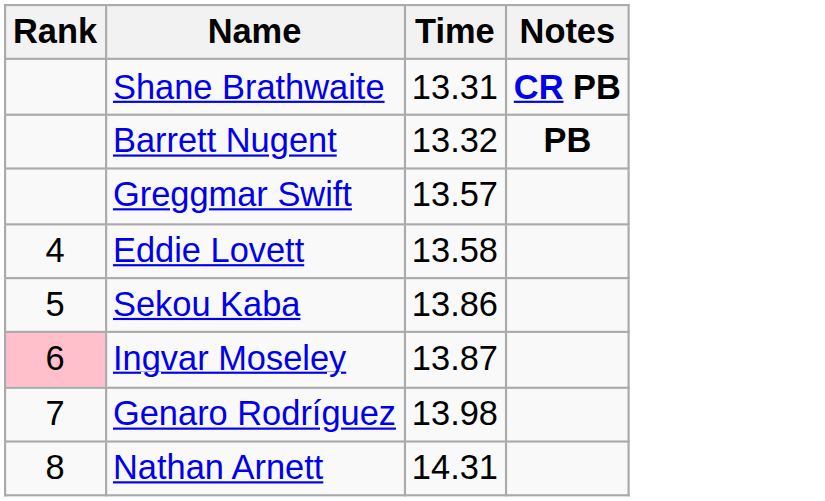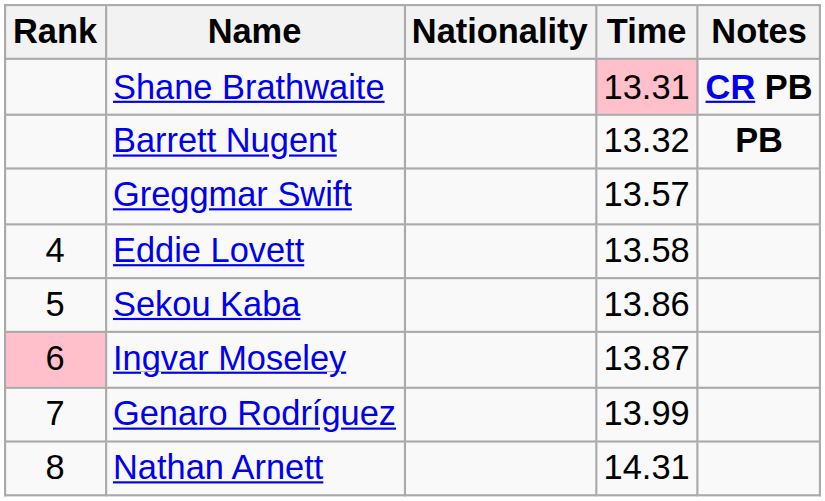+ column: (500, 31)
(455, 86) no background -> (647, 86) pink background
(455, 413) 13.98 -> (647, 413) 13.99
